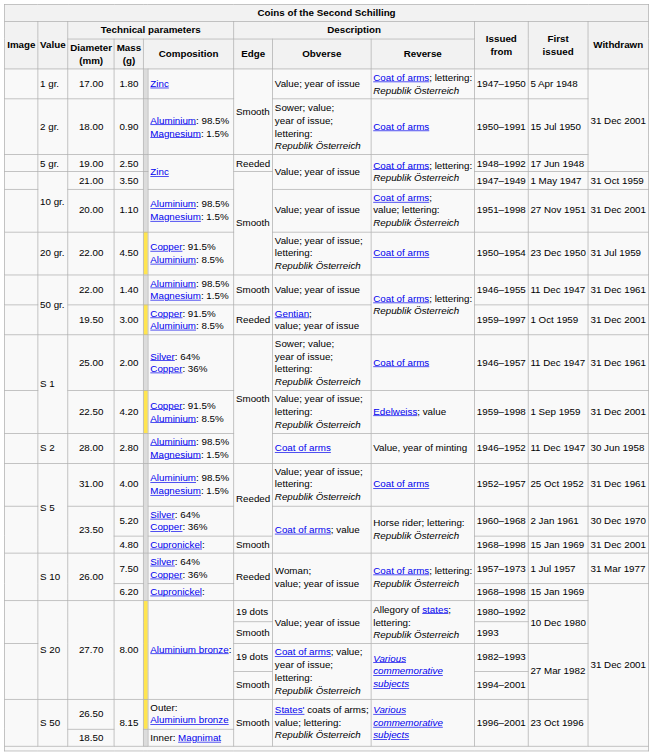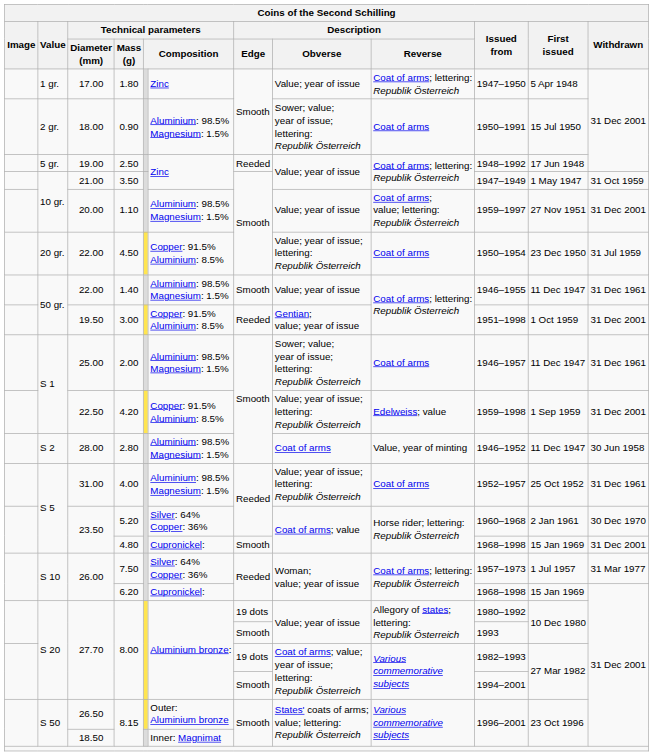(501, 210) 1951–1998 -> (501, 210) 1959–1997
(501, 320) 1959–1997 -> (501, 320) 1951–1998
(179, 362) Silver: 64% Copper: 36% -> (190, 362) Aluminium: 98.5% Magnesium: 1.5%
